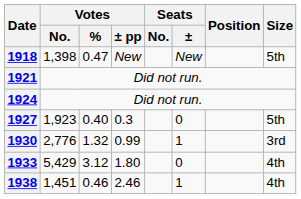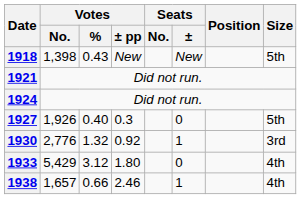(95, 57) 0.47 -> (95, 57) 0.43
(60, 120) 1,923 -> (60, 120) 1,926
(127, 141) 0.99 -> (127, 141) 0.92
(60, 183) 1,451 -> (60, 183) 1,657
(95, 183) 0.46 -> (95, 183) 0.66
